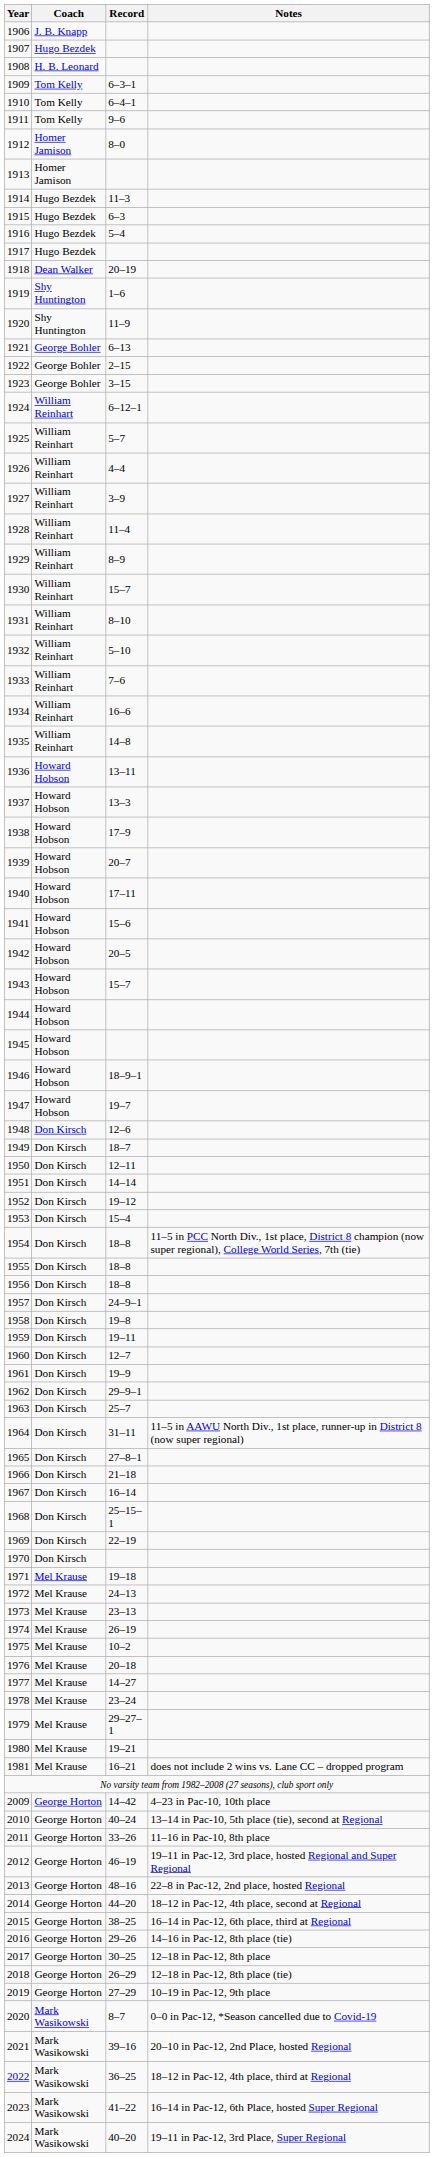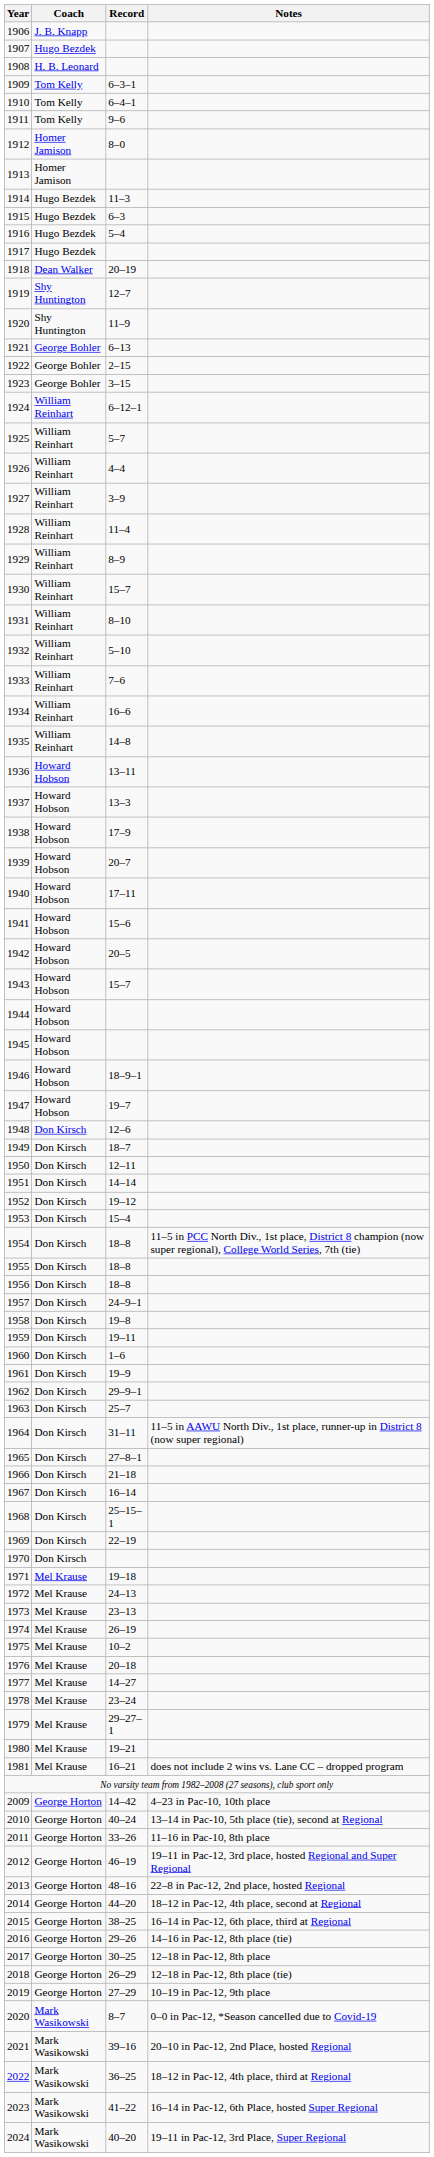(117, 293) 1–6 -> (119, 293) 12–7
(119, 1355) 12–7 -> (117, 1355) 1–6
